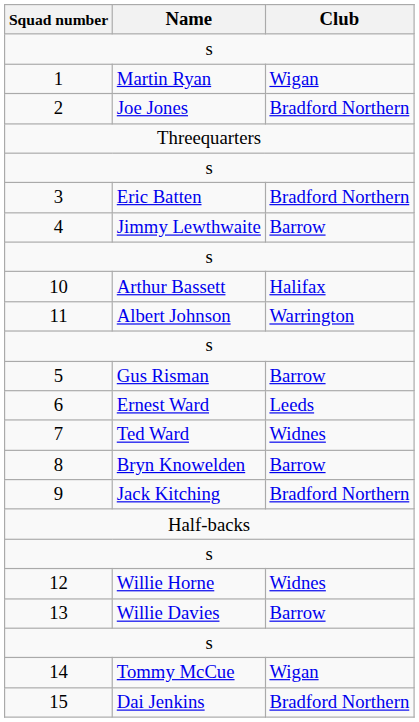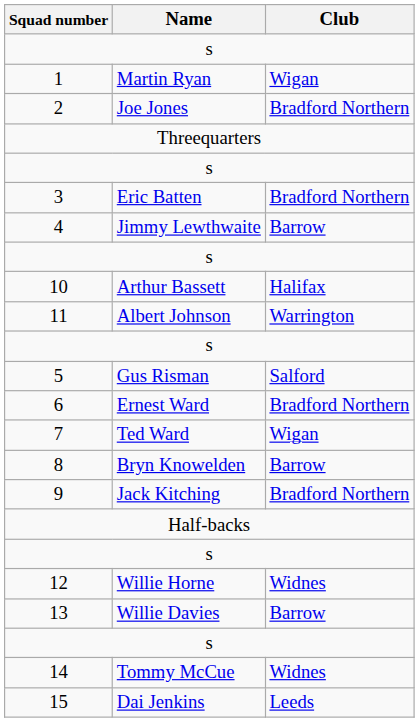(297, 375) Barrow -> (297, 375) Salford
(292, 405) Leeds -> (339, 405) Bradford Northern
(298, 434) Widnes -> (294, 434) Wigan
(294, 672) Wigan -> (298, 672) Widnes
(339, 702) Bradford Northern -> (292, 702) Leeds
